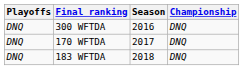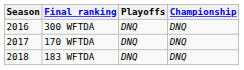columns swapped: (149, 12) <-> (29, 12)
